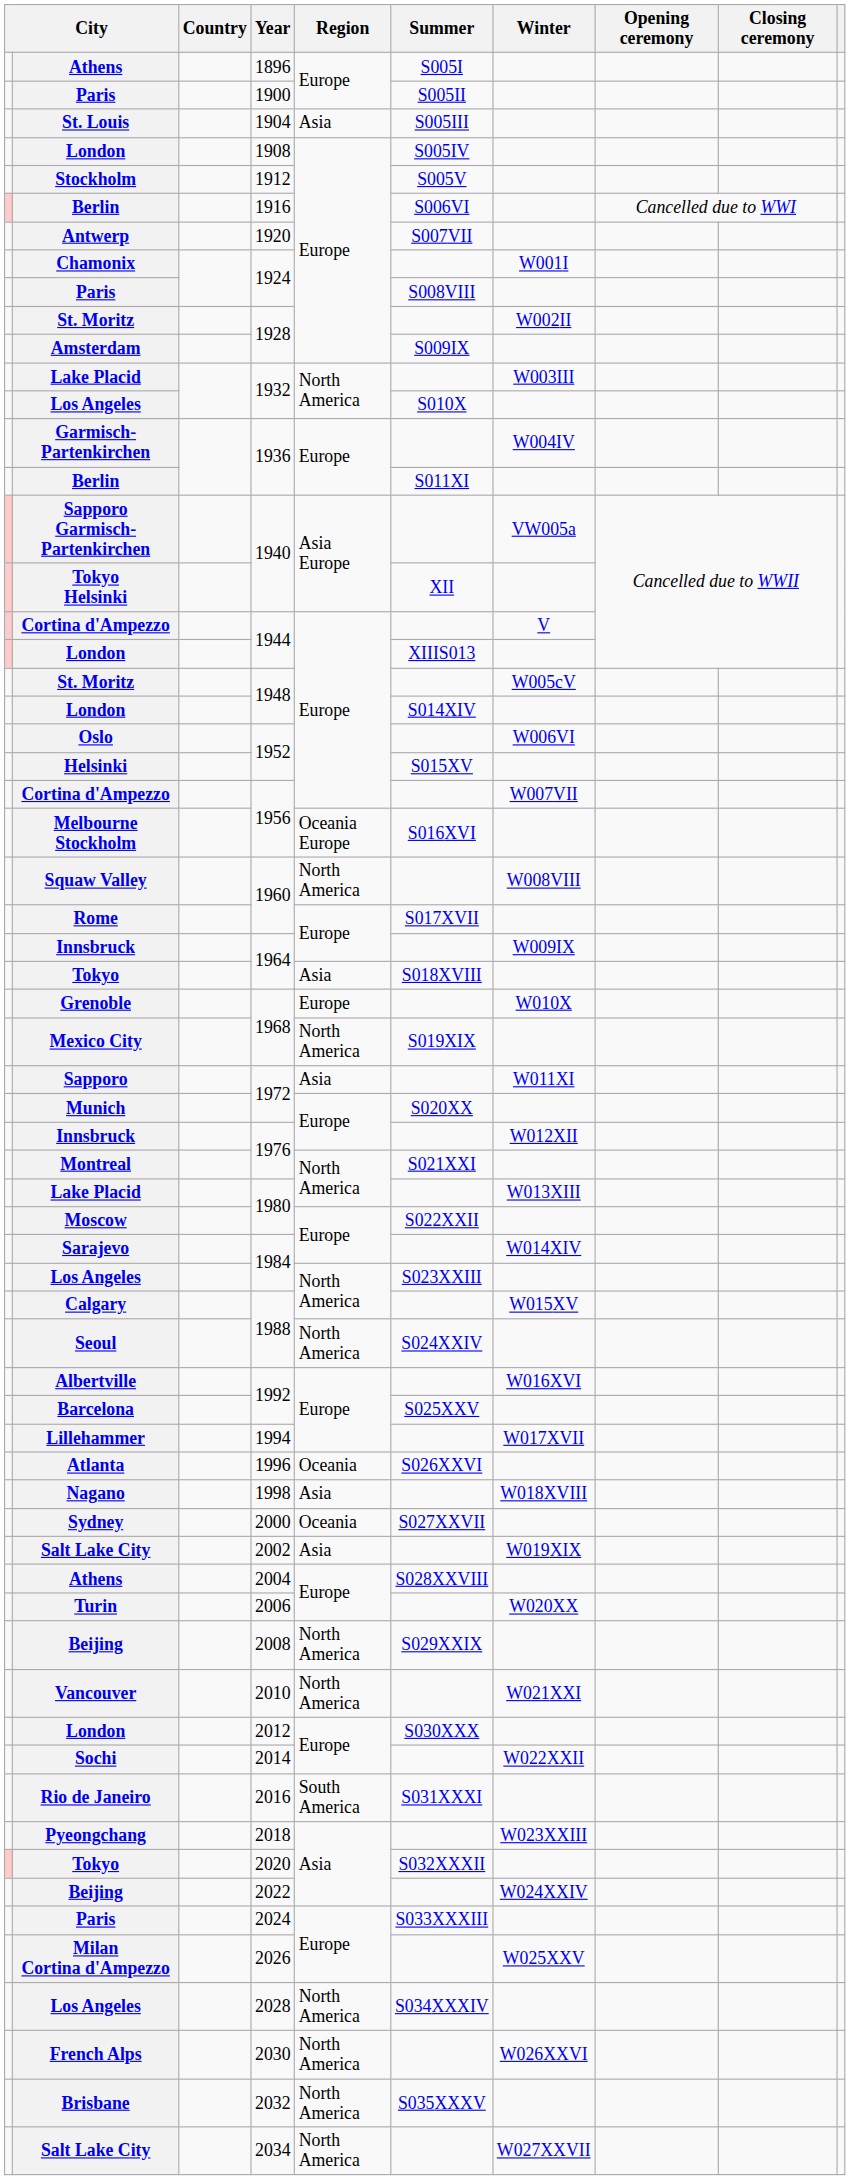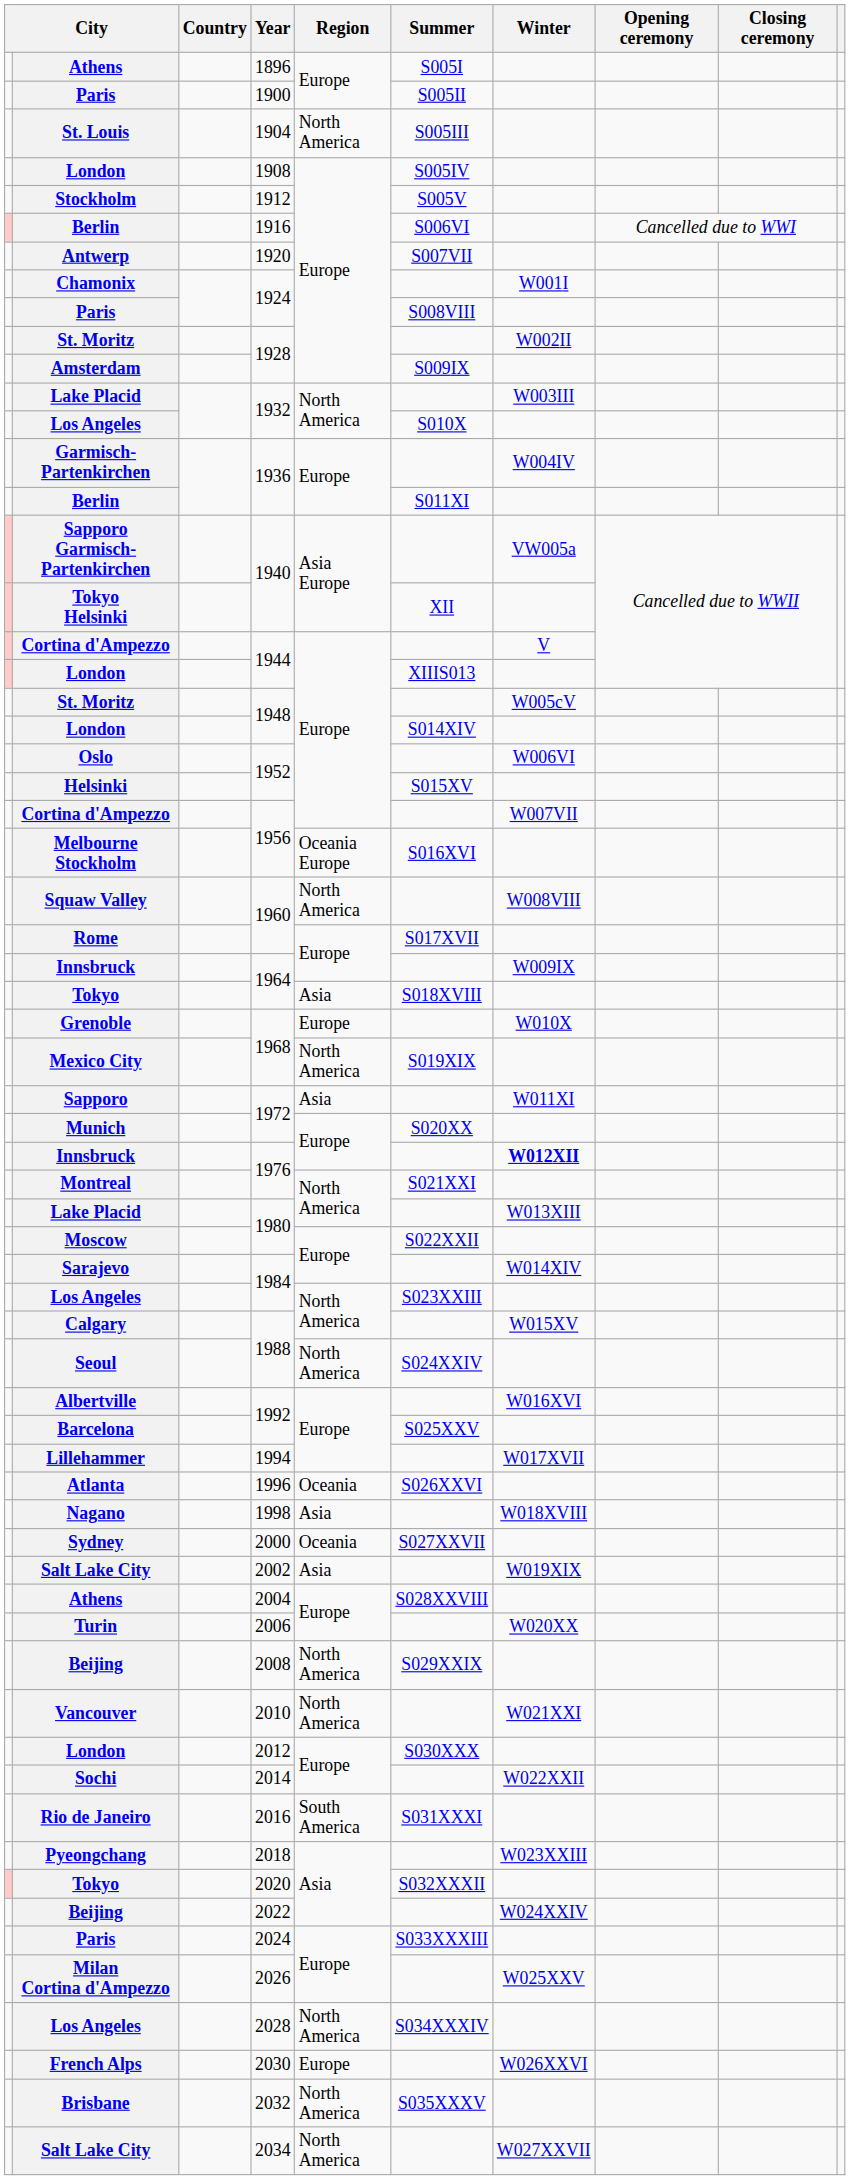(315, 123) Asia -> (329, 133) North America
(544, 1136) normal -> (544, 1156) bold
(329, 2054) North America -> (324, 2064) Europe
